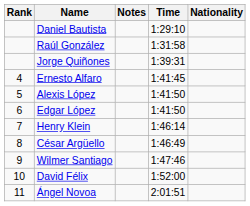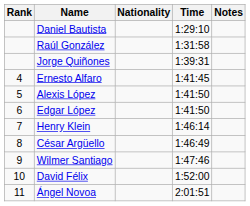columns swapped: (217, 13) <-> (132, 13)
